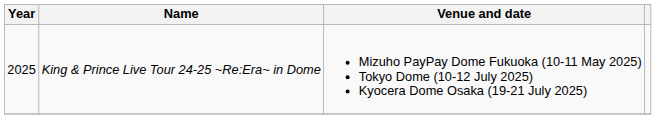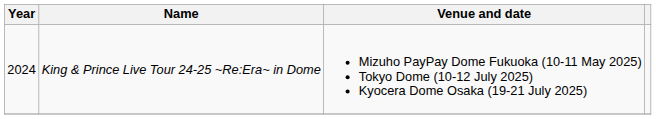(22, 69) 2025 -> (22, 69) 2024
